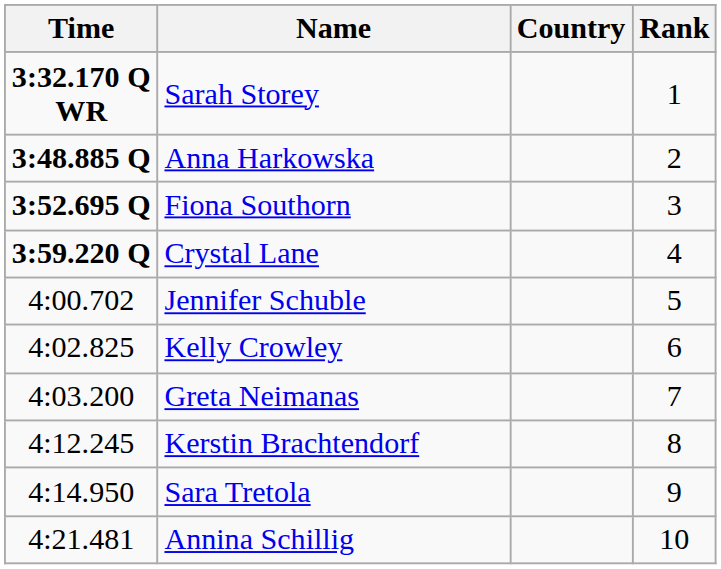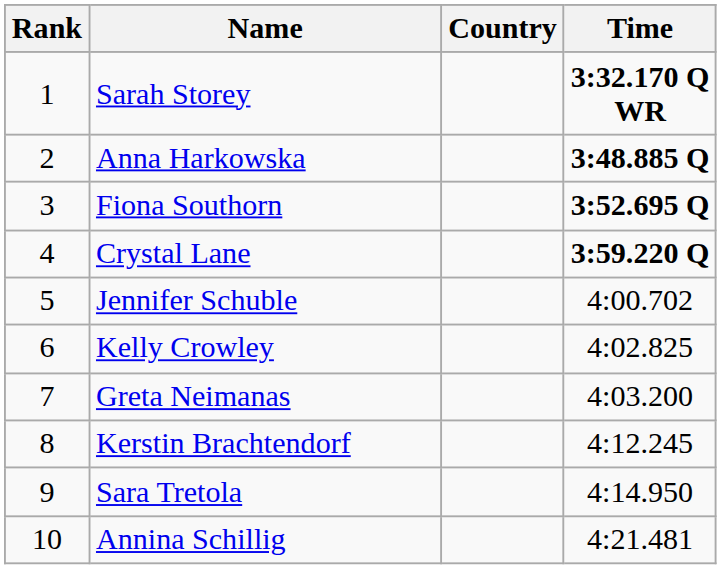columns swapped: (674, 28) <-> (81, 28)
